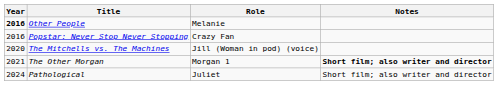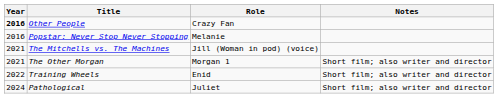(208, 23) Melanie -> (213, 23) Crazy Fan
(213, 36) Crazy Fan -> (208, 36) Melanie
(16, 49) 2020 -> (16, 49) 2021
(407, 62) bold -> (407, 62) normal
+ row: (64, 74)
